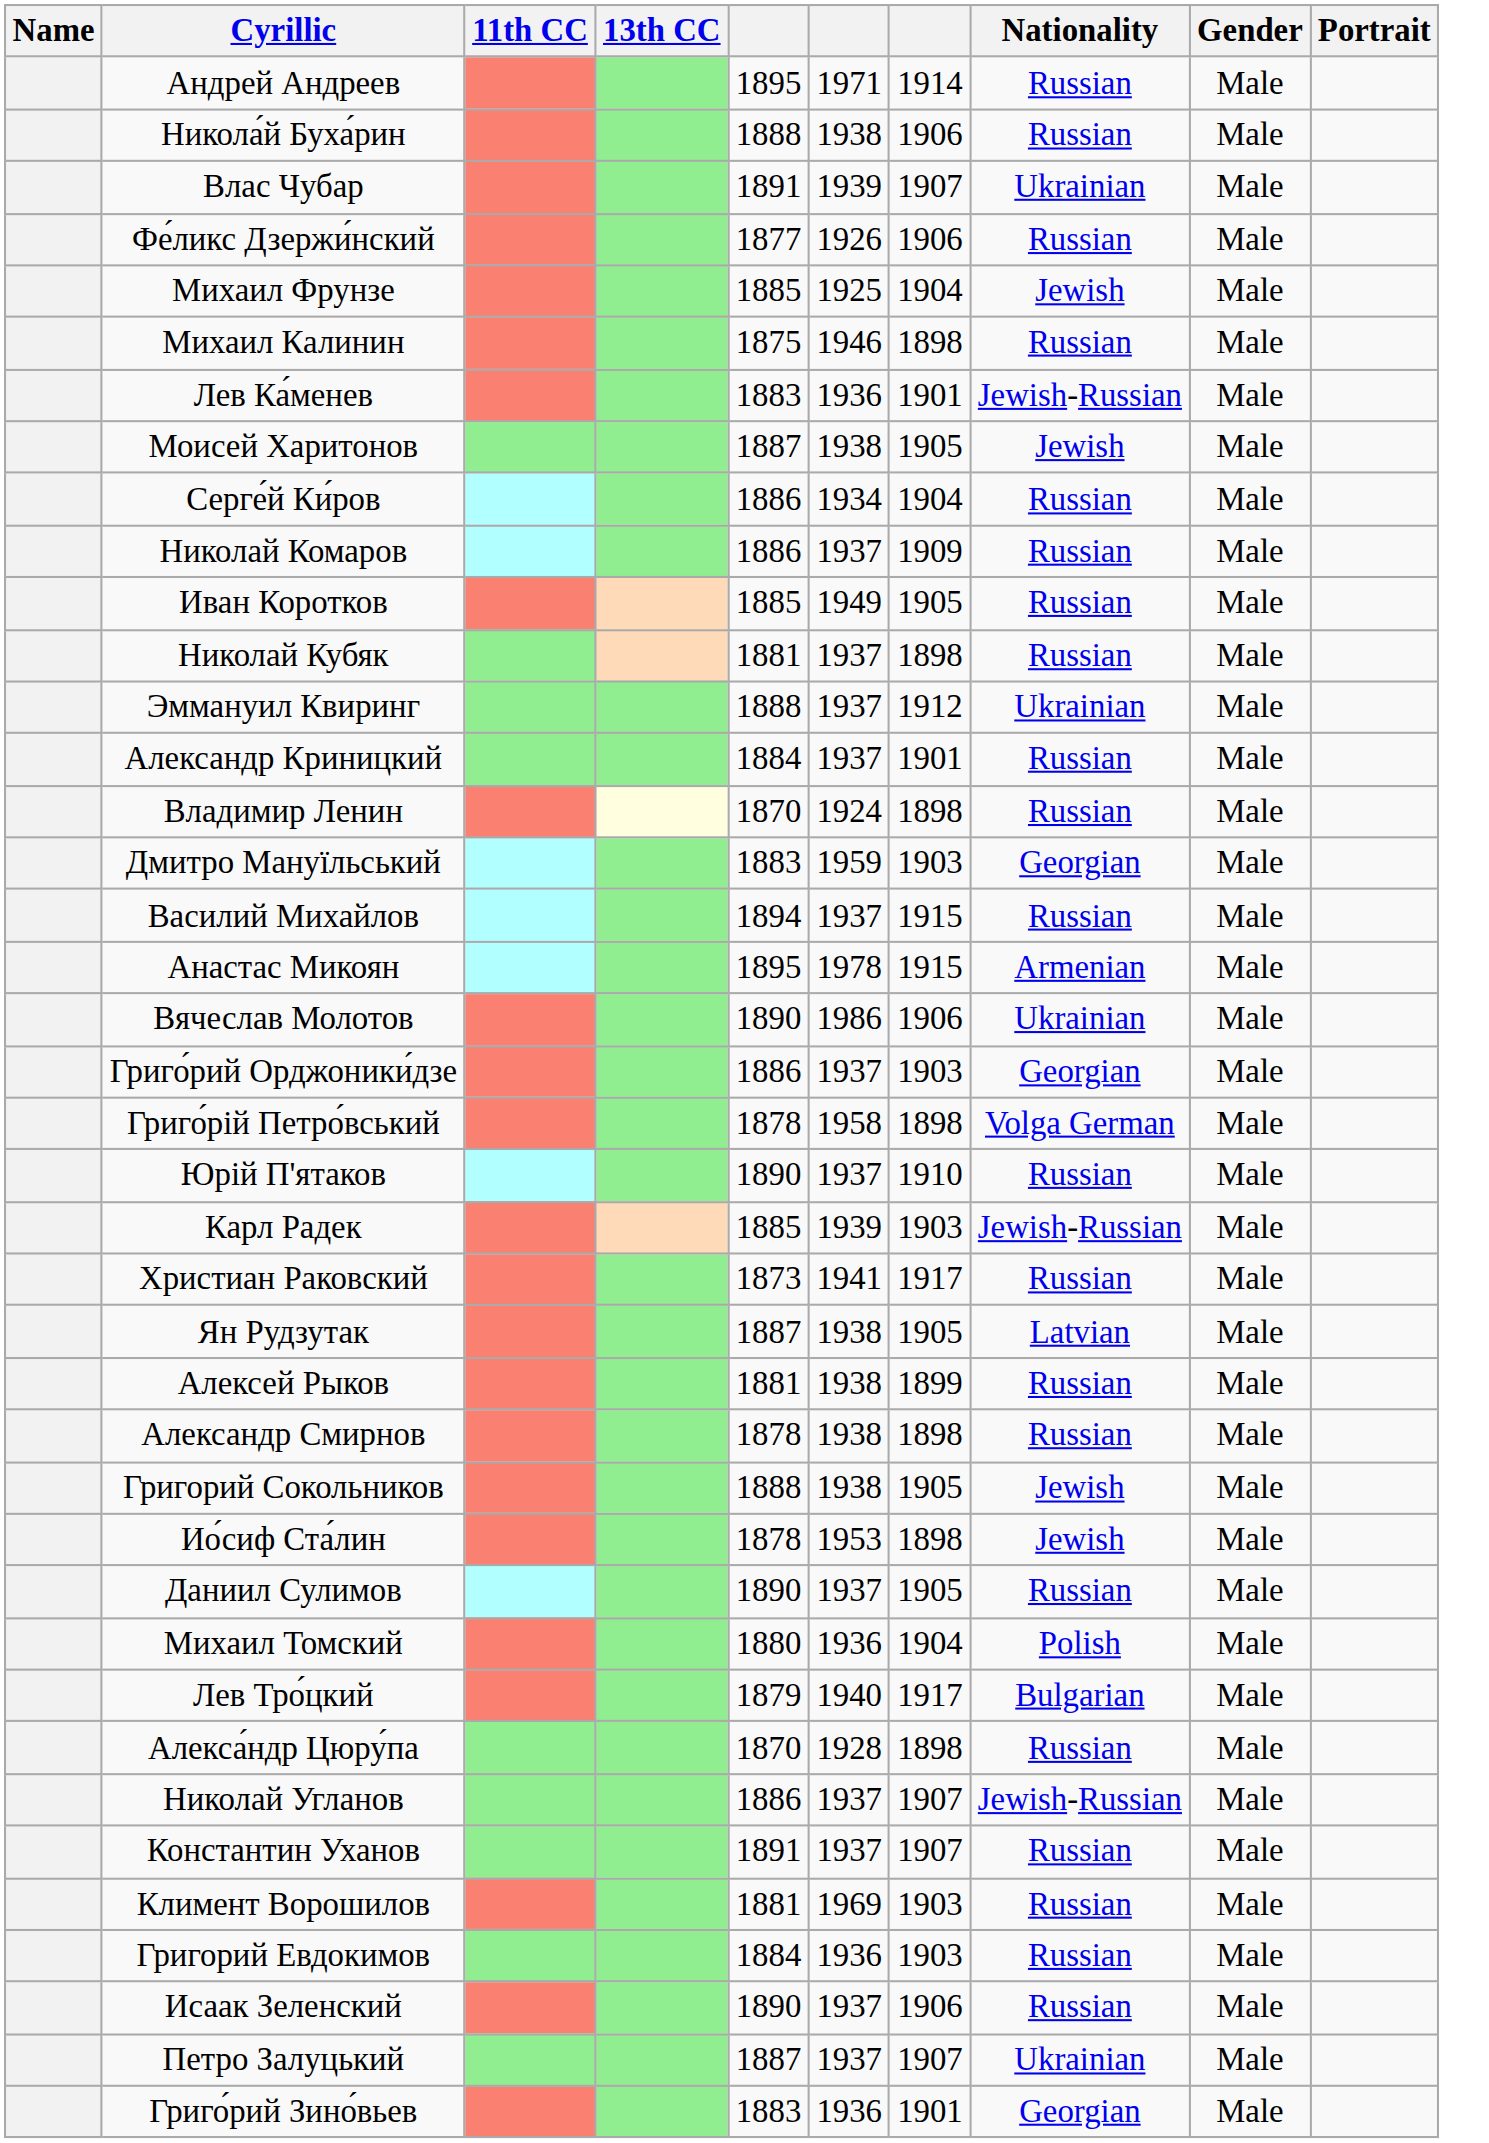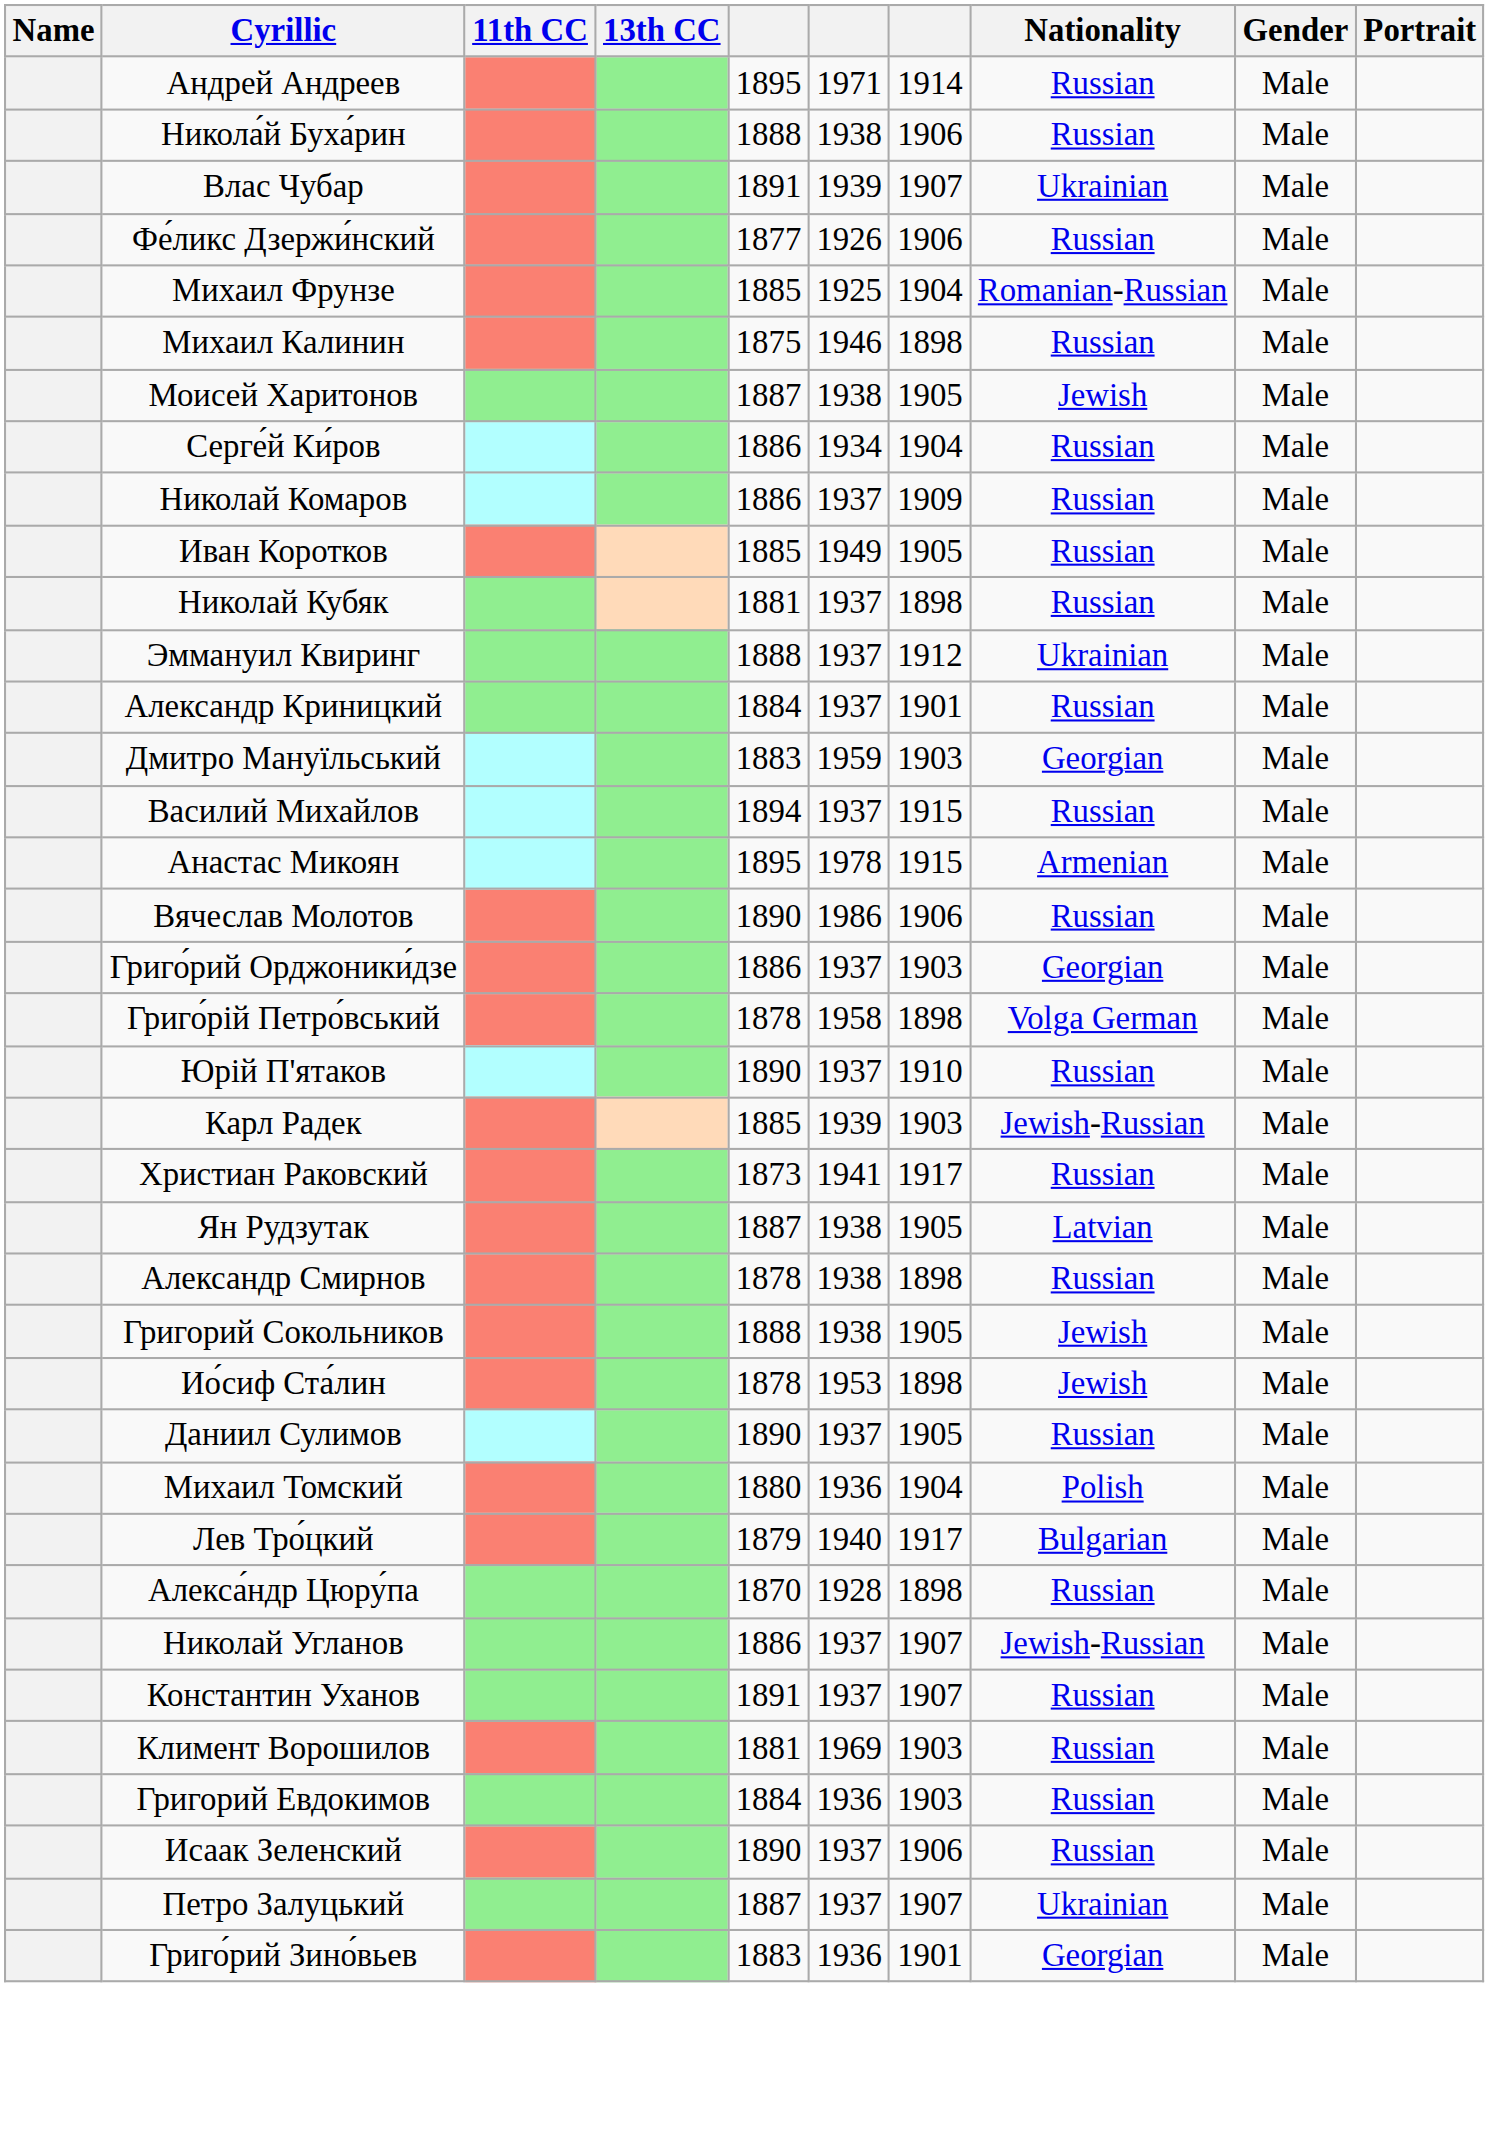(1080, 290) Jewish -> (1103, 290) Romanian-Russian
- row: (283, 394)
- row: (283, 810)
(1080, 1018) Ukrainian -> (1103, 914) Russian
- row: (283, 1382)
